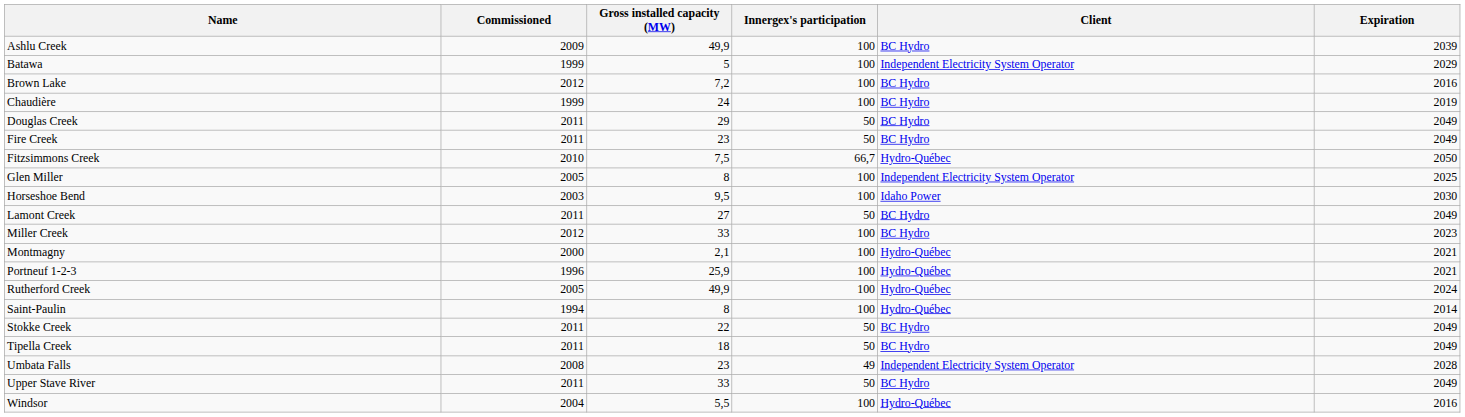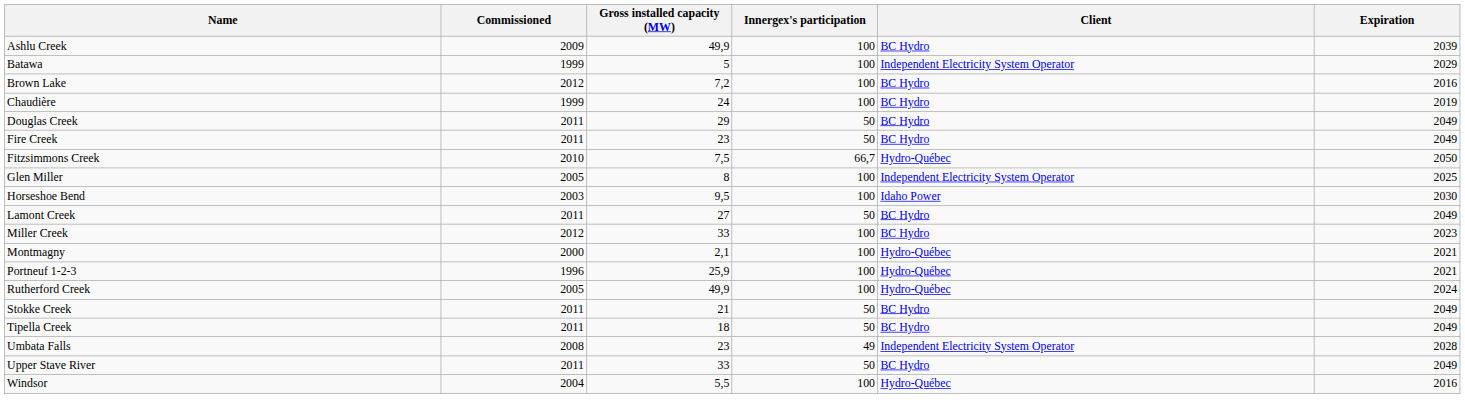- row: (36, 308)
(723, 327) 22 -> (723, 308) 21
